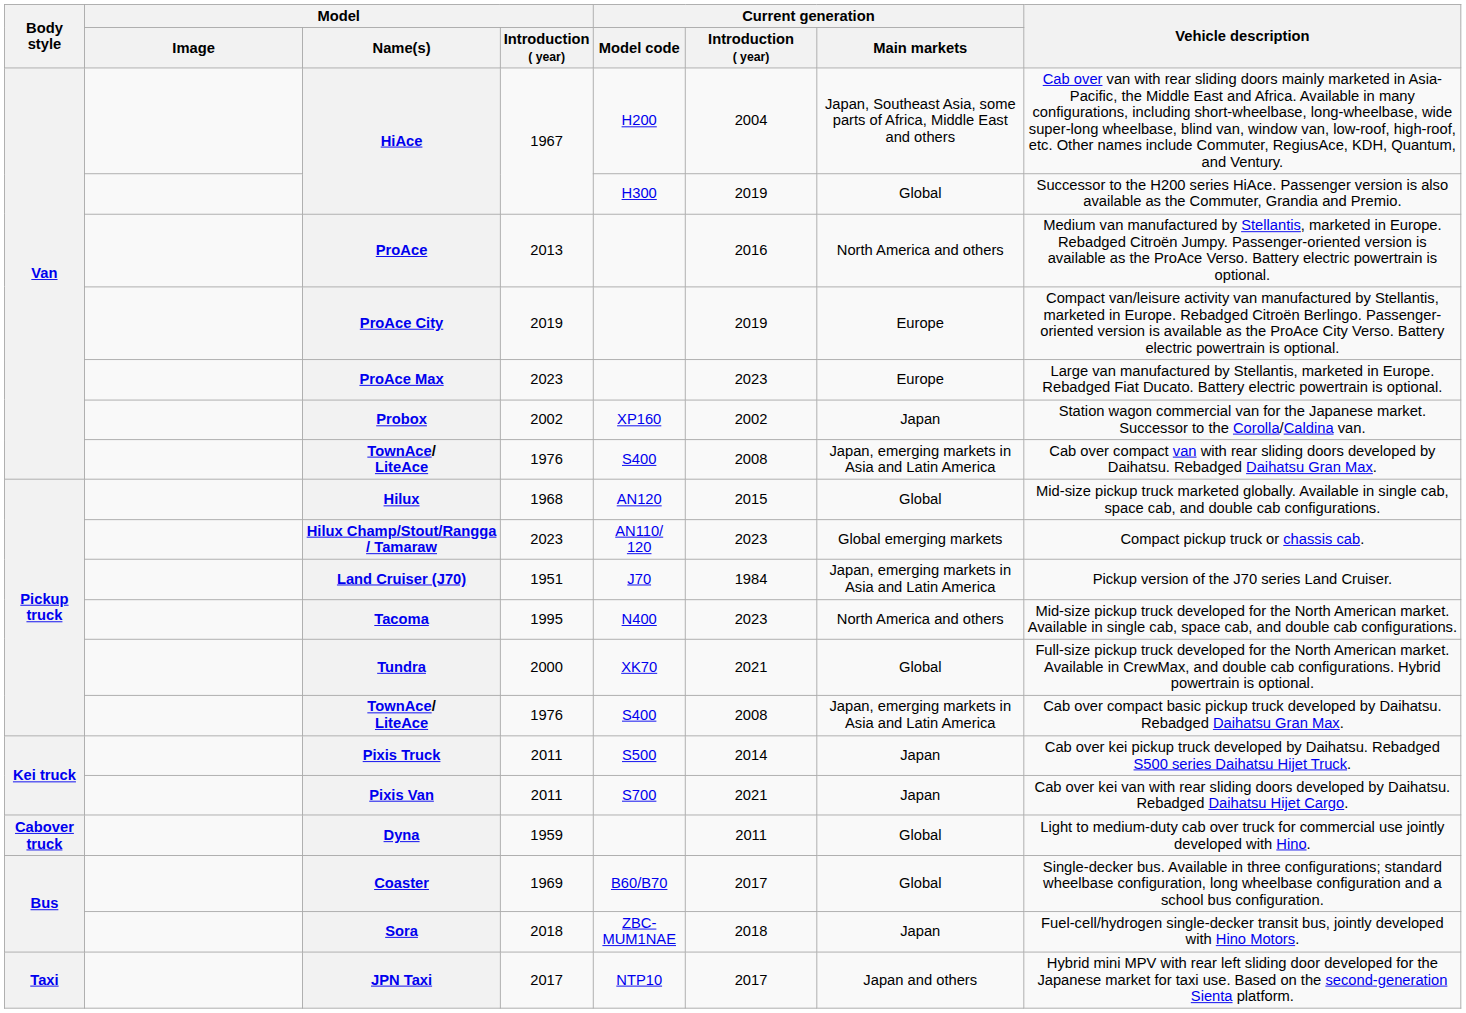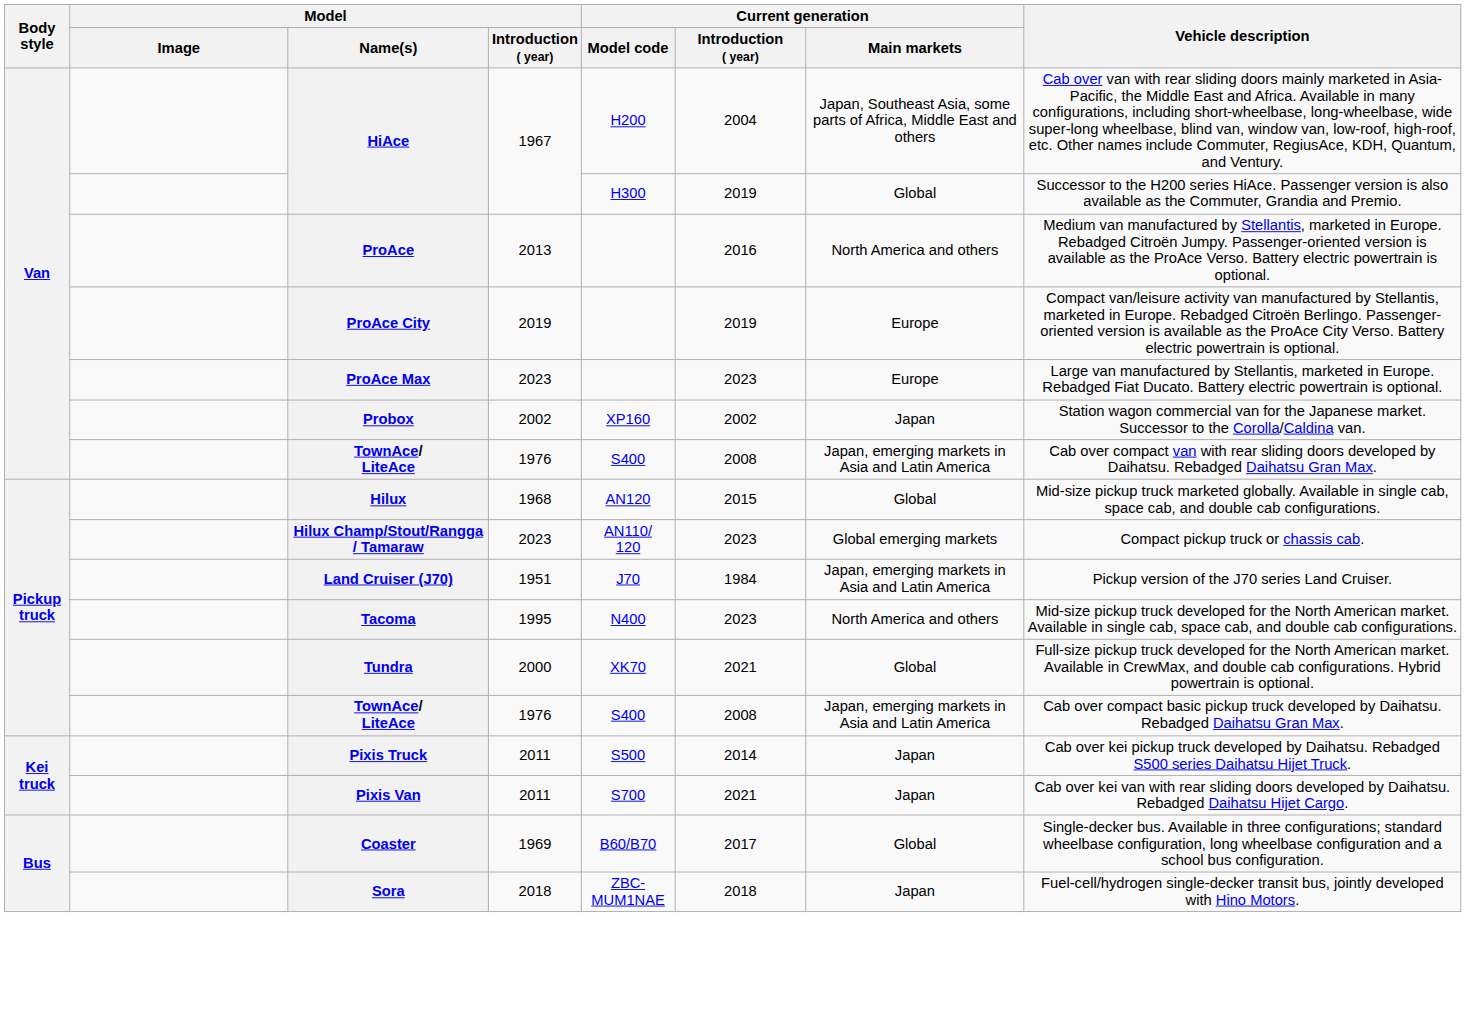- row: (44, 835)
- row: (44, 979)
